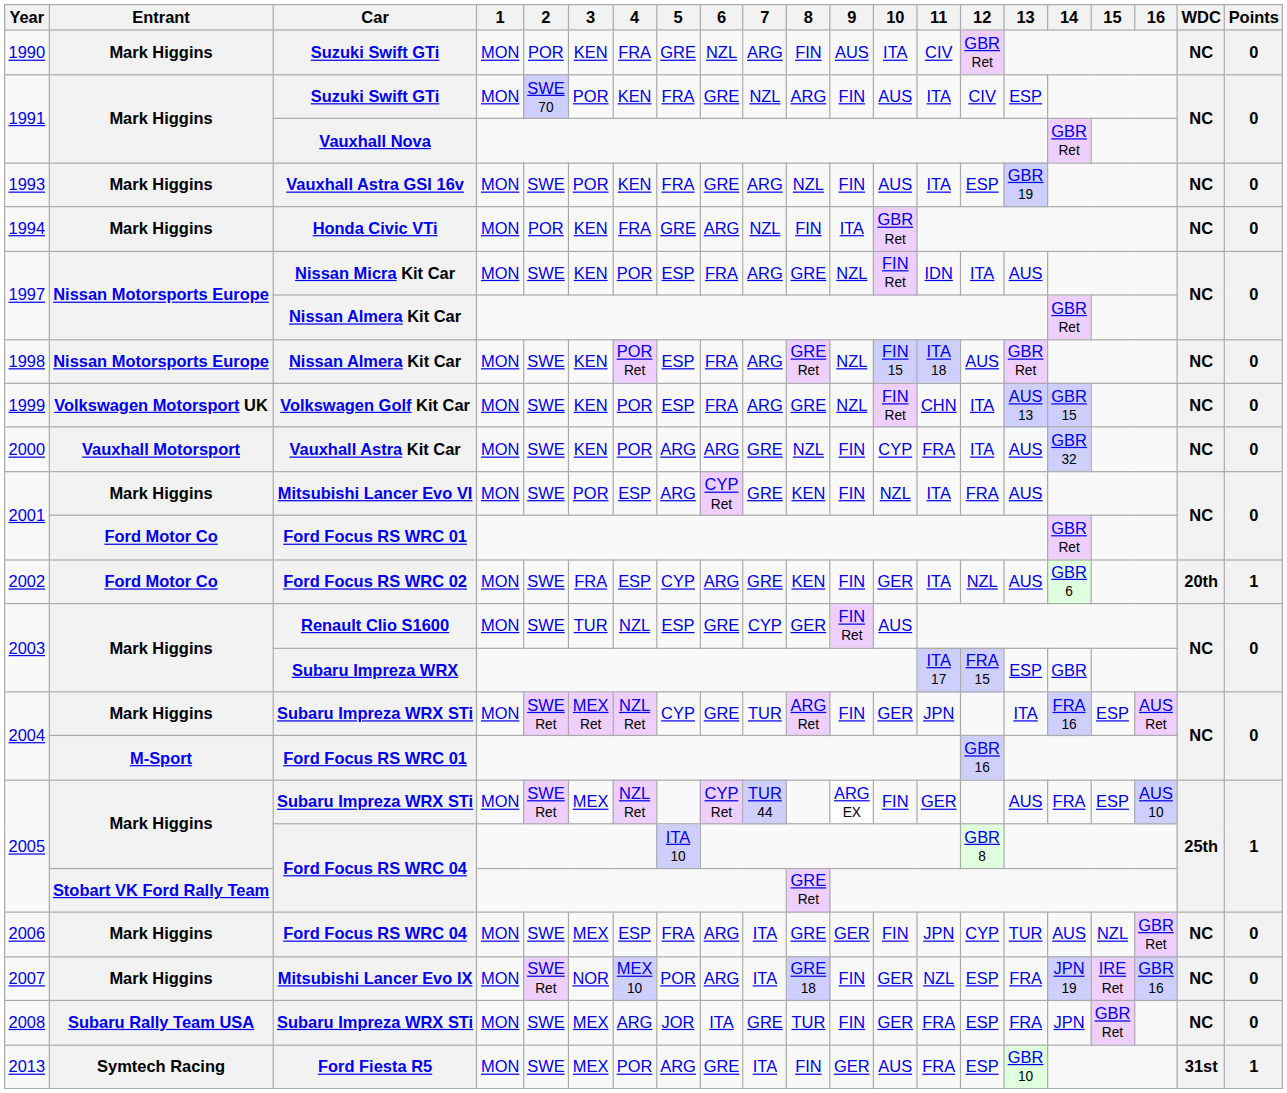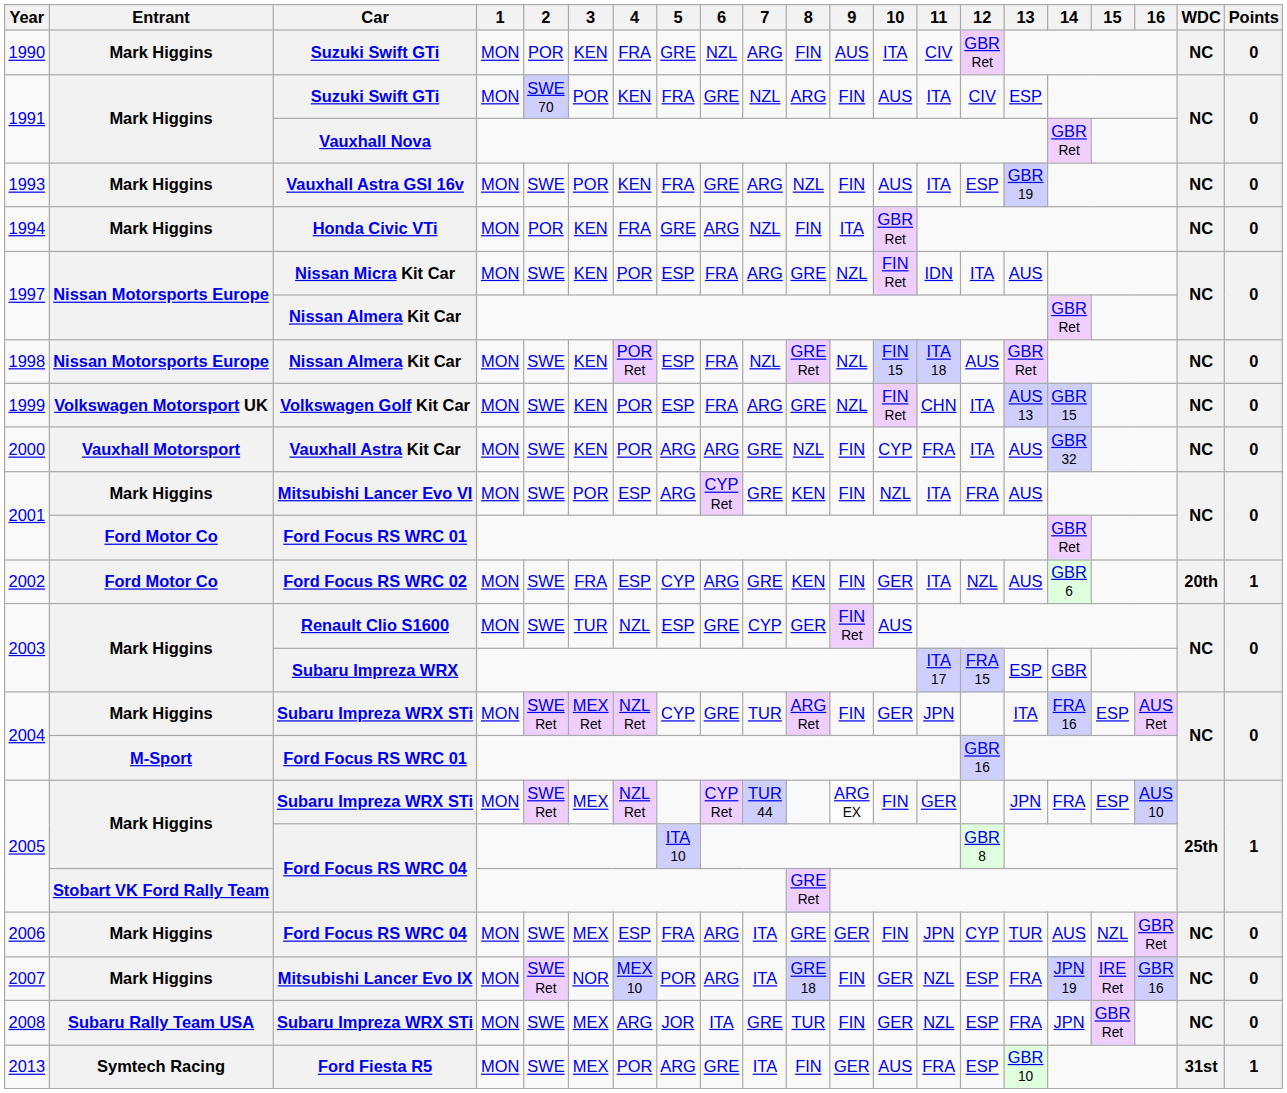(765, 361) ARG -> (765, 361) NZL
(1026, 802) AUS -> (1026, 802) JPN
(939, 1022) FRA -> (939, 1022) NZL
